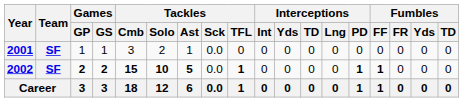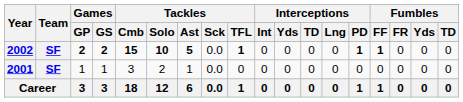rows swapped: (20, 50) <-> (20, 69)
